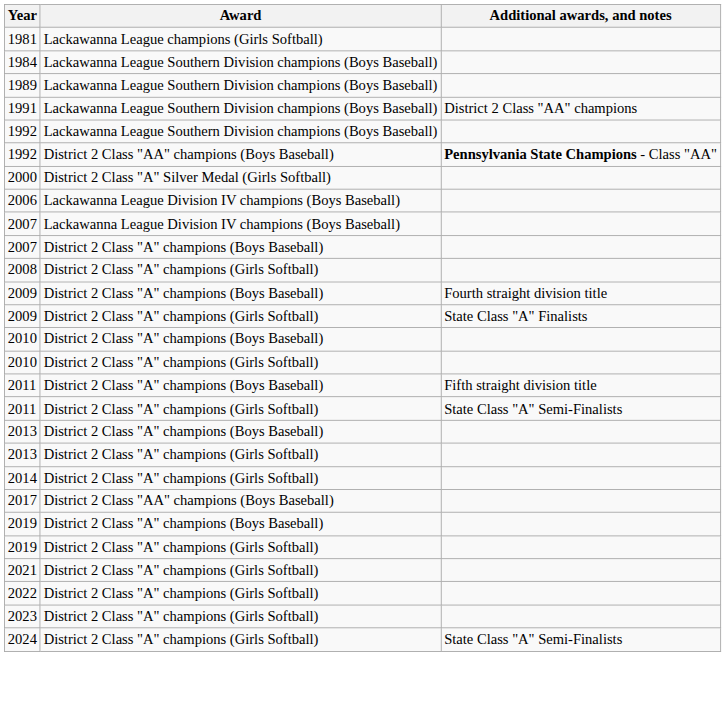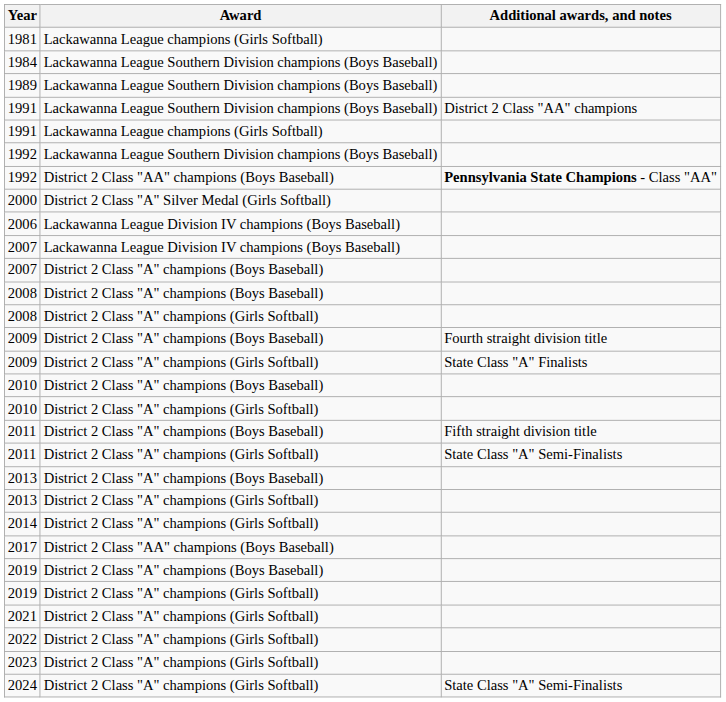+ row: (22, 131)
+ row: (22, 293)
